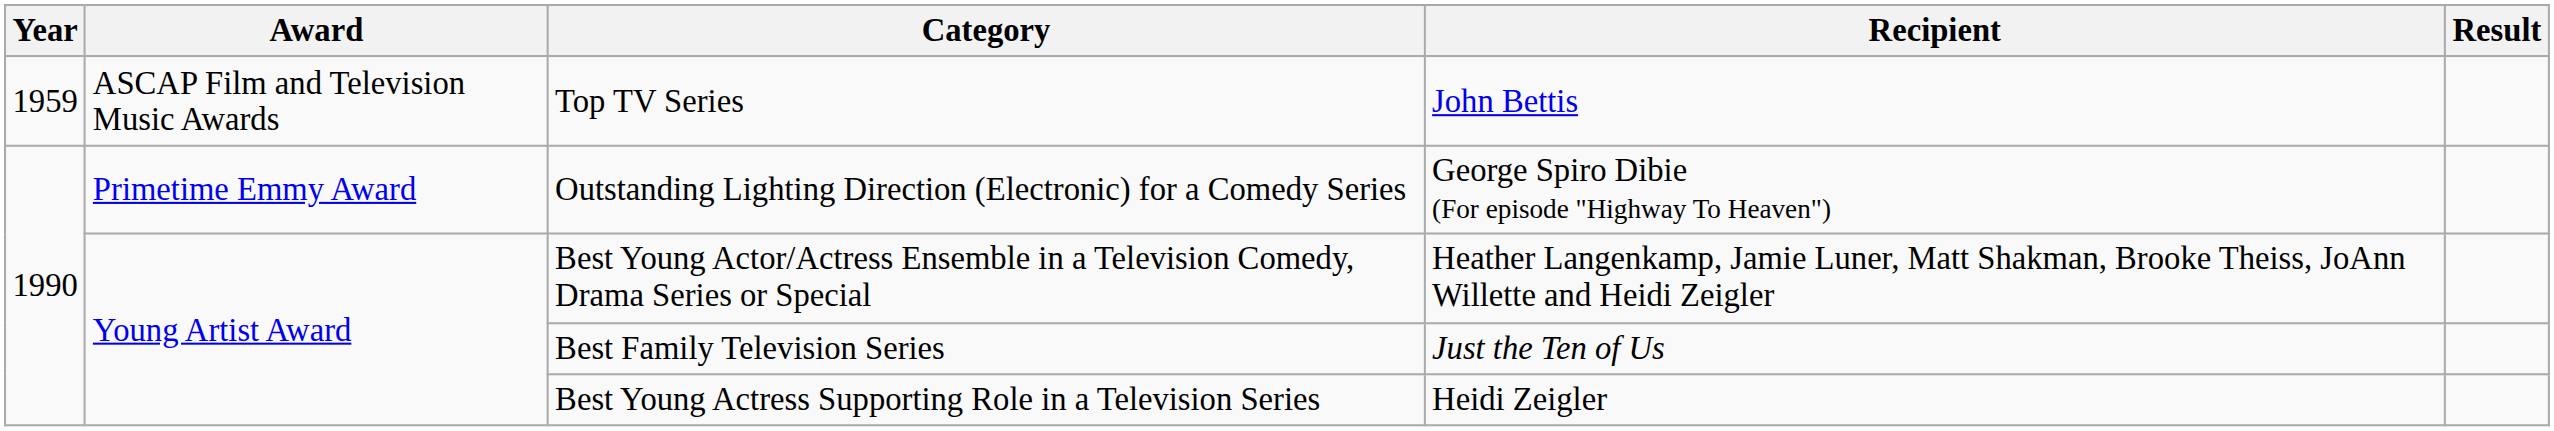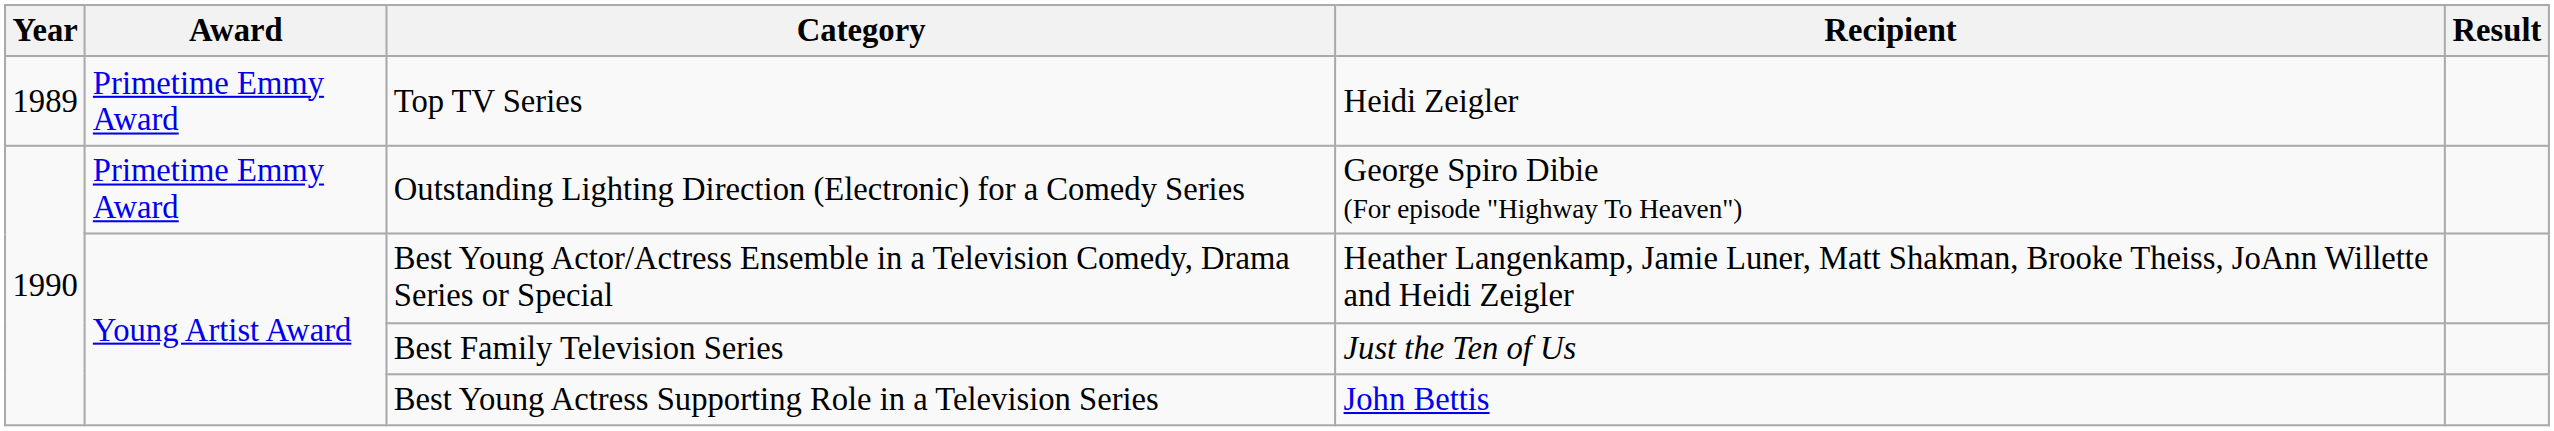(45, 100) 1959 -> (45, 100) 1989
(279, 100) ASCAP Film and Television Music Awards -> (208, 100) Primetime Emmy Award
(1505, 100) John Bettis -> (1431, 100) Heidi Zeigler
(1520, 399) Heidi Zeigler -> (1417, 399) John Bettis
